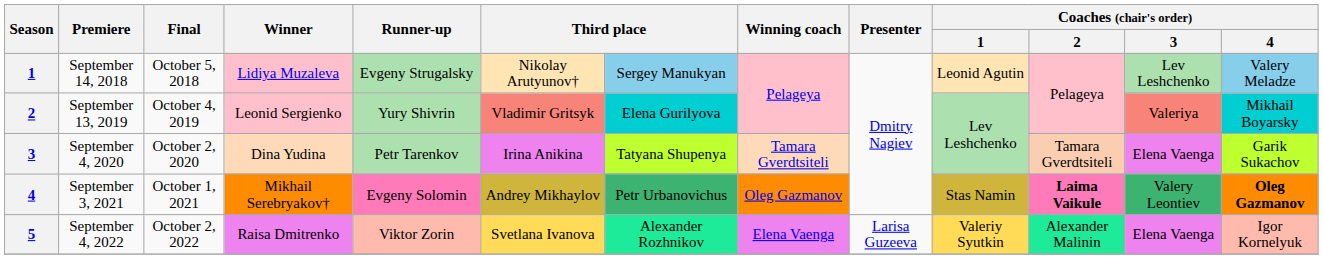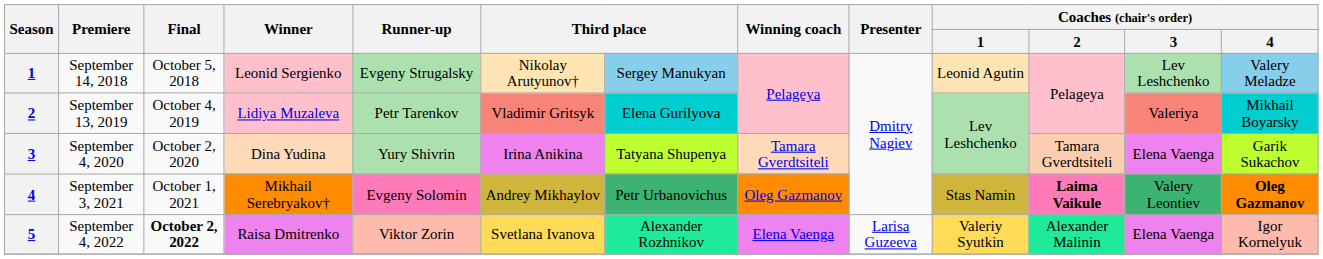(288, 73) Lidiya Muzaleva -> (288, 73) Leonid Sergienko
(288, 114) Leonid Sergienko -> (288, 114) Lidiya Muzaleva
(417, 114) Yury Shivrin -> (417, 114) Petr Tarenkov
(417, 154) Petr Tarenkov -> (417, 154) Yury Shivrin
(184, 235) normal -> (184, 235) bold
